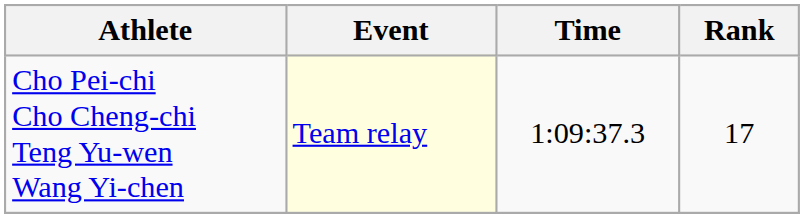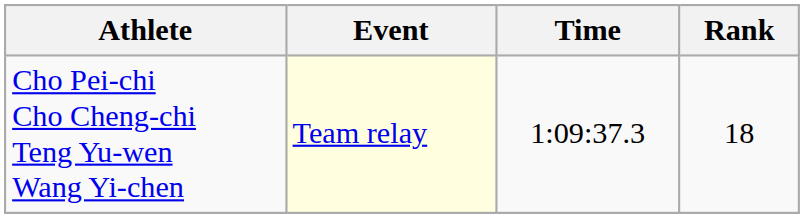(739, 133) 17 -> (739, 133) 18
